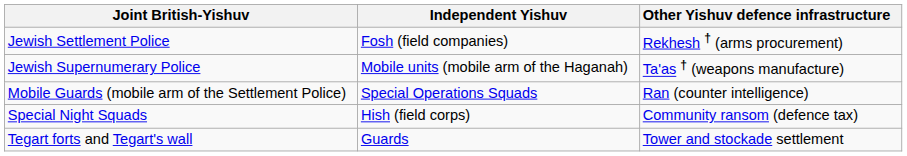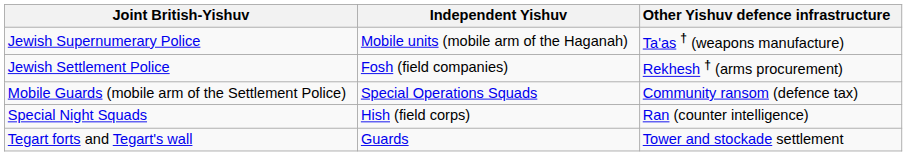rows swapped: (106, 68) <-> (89, 41)
(728, 93) Ran (counter intelligence) -> (752, 93) Community ransom (defence tax)
(752, 116) Community ransom (defence tax) -> (728, 116) Ran (counter intelligence)
